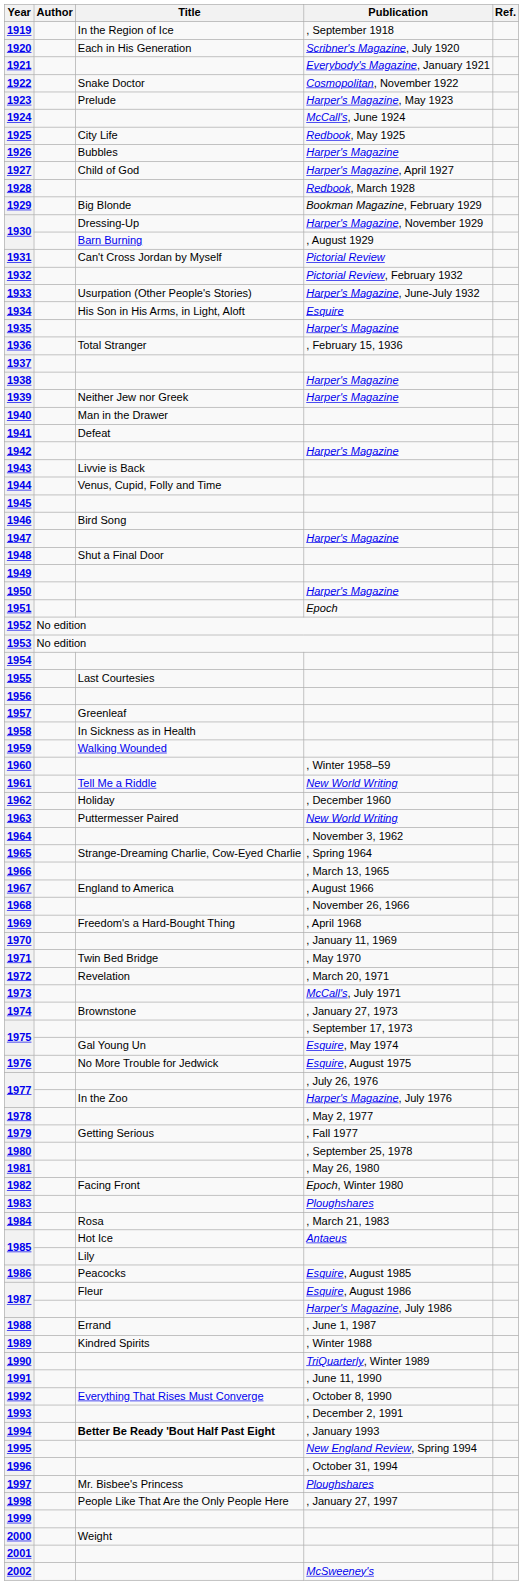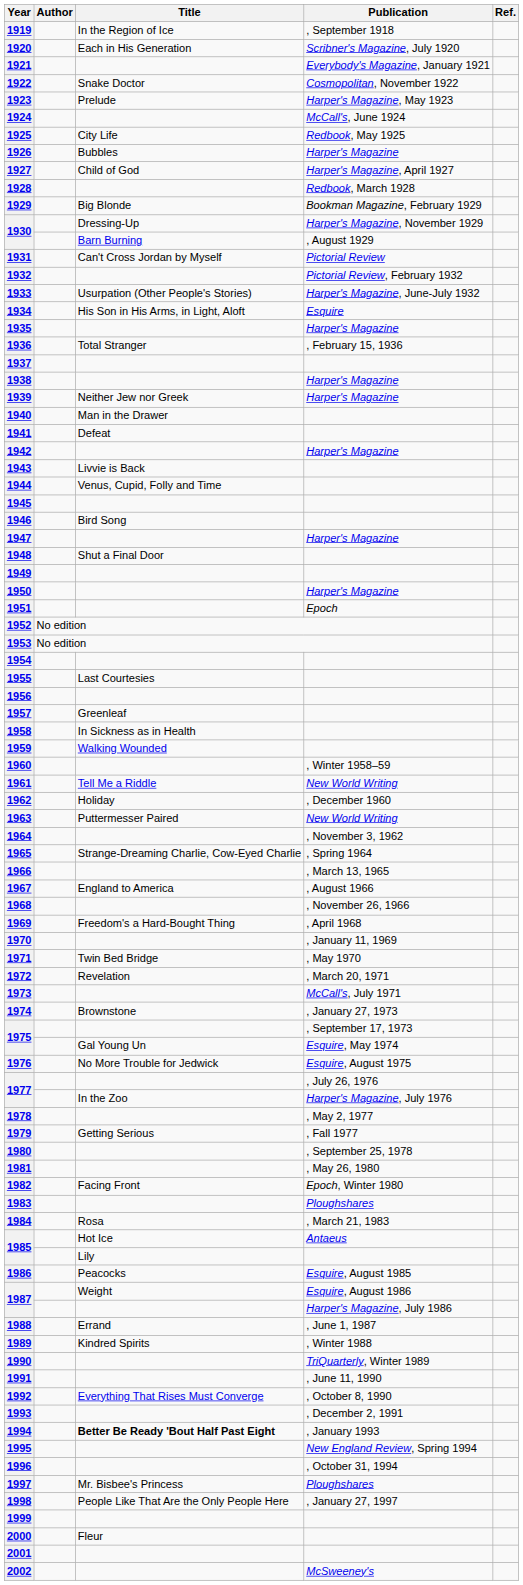(90, 1291) Fleur -> (95, 1291) Weight
(95, 1536) Weight -> (90, 1536) Fleur
